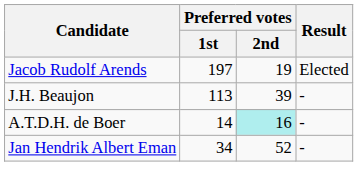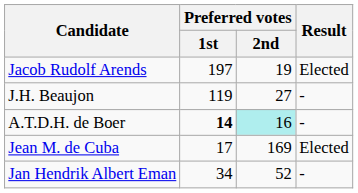(220, 95) 113 -> (220, 95) 119
(283, 95) 39 -> (283, 95) 27
(224, 122) normal -> (224, 122) bold
+ row: (64, 148)
